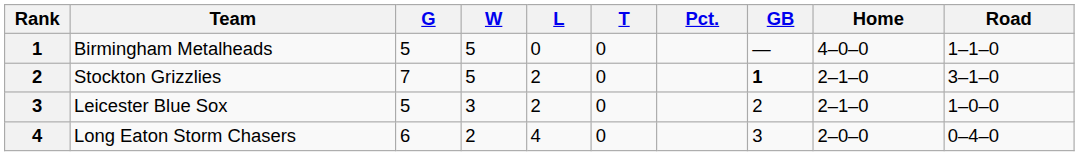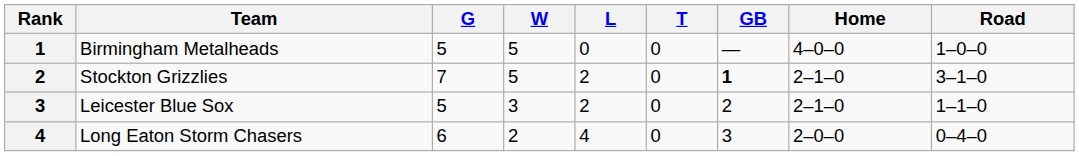- column: (702, 19)
(973, 48) 1–1–0 -> (961, 48) 1–0–0
(973, 106) 1–0–0 -> (961, 106) 1–1–0
